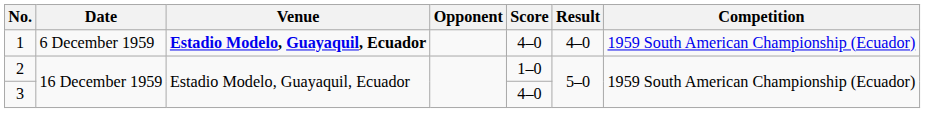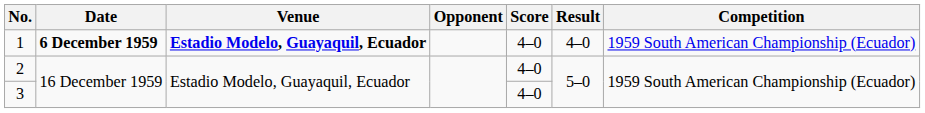(97, 42) normal -> (99, 42) bold
(529, 68) 1–0 -> (529, 68) 4–0
